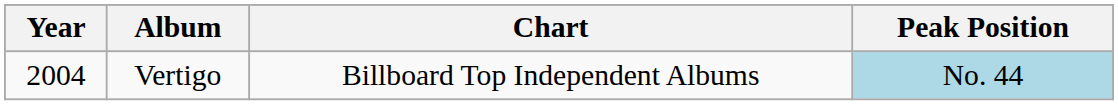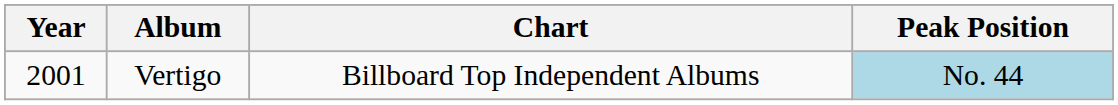(56, 74) 2004 -> (56, 74) 2001
